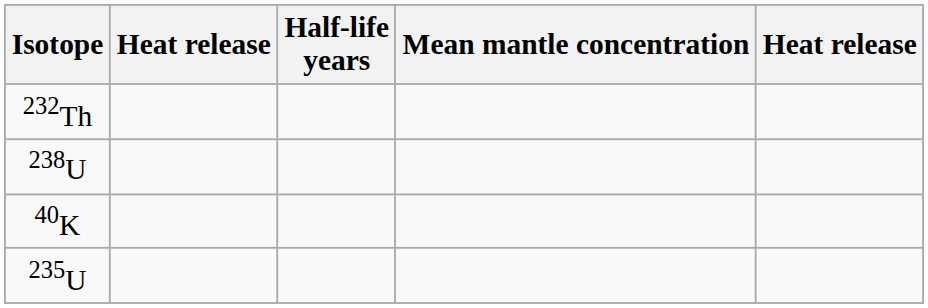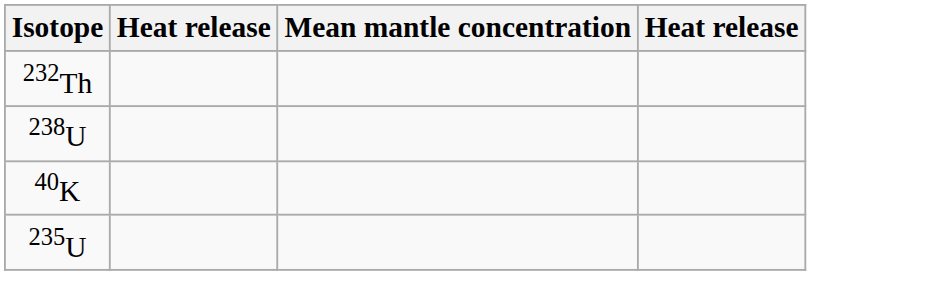- column: (337, 44)
